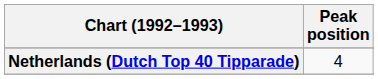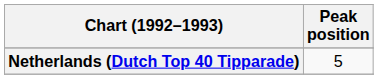(338, 61) 4 -> (338, 61) 5
